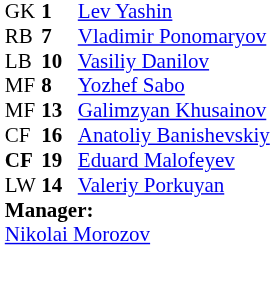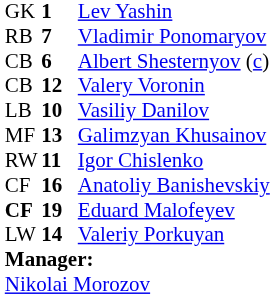+ row: (174, 60)
+ row: (141, 85)
- row: (131, 85)
+ row: (141, 160)
